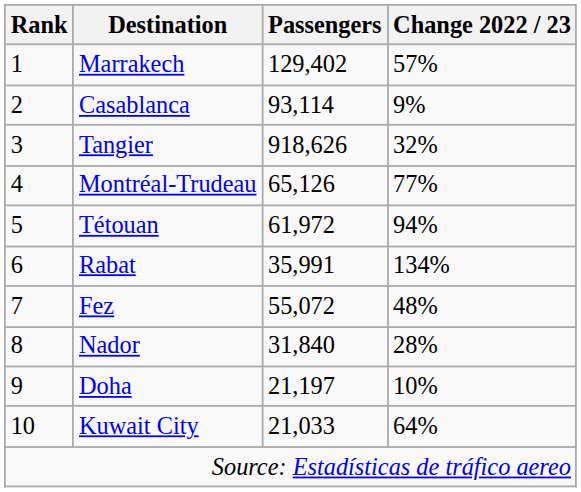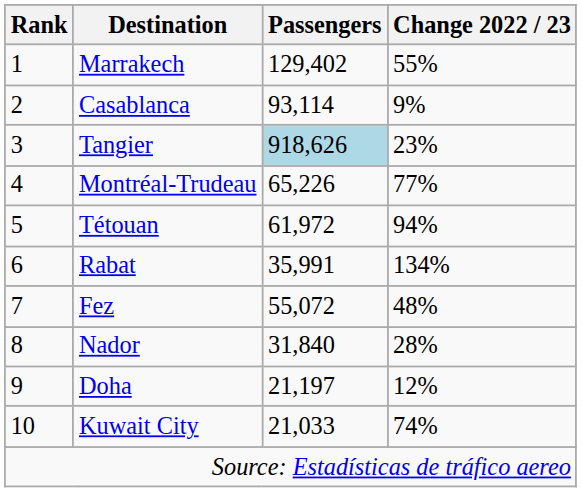(415, 64) 57% -> (415, 64) 55%
(308, 144) no background -> (308, 144) lightblue background
(415, 144) 32% -> (415, 144) 23%
(301, 184) 65,126 -> (301, 184) 65,226
(415, 385) 10% -> (415, 385) 12%
(415, 425) 64% -> (415, 425) 74%
